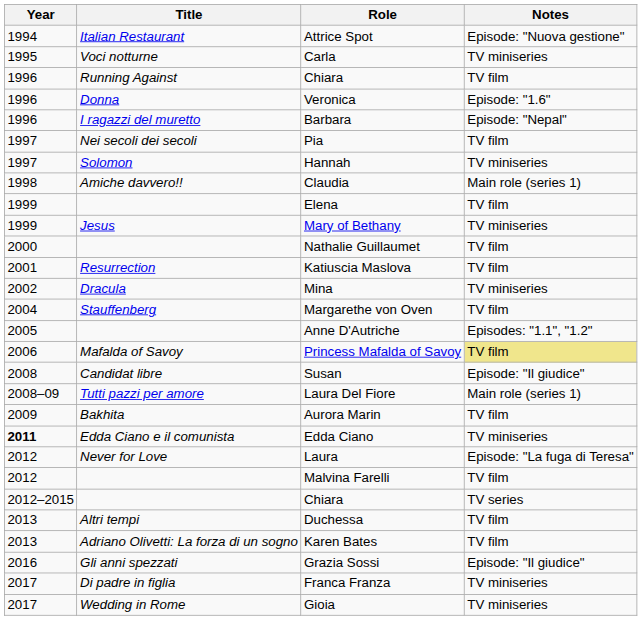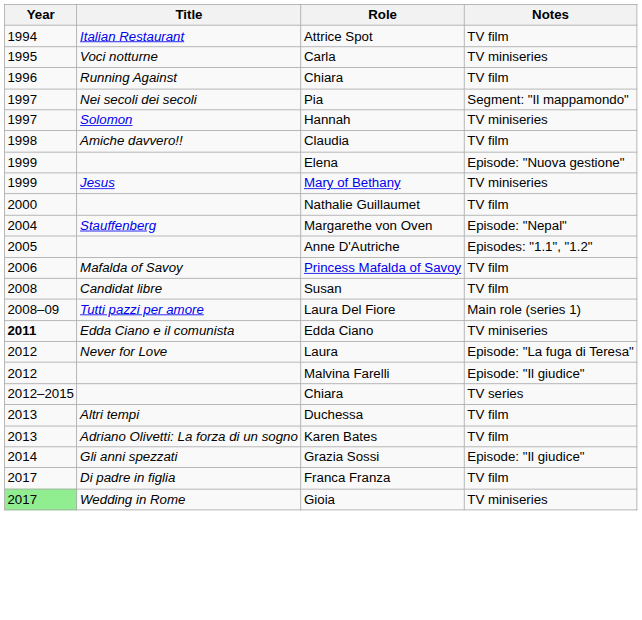(546, 36) Episode: "Nuova gestione" -> (488, 36) TV film
- row: (100, 99)
- row: (140, 120)
(488, 141) TV film -> (548, 99) Segment: "Il mappamondo"
(524, 183) Main role (series 1) -> (488, 141) TV film
(488, 204) TV film -> (546, 162) Episode: "Nuova gestione"
- row: (118, 267)
- row: (103, 288)
(488, 309) TV film -> (517, 225) Episode: "Nepal"
(488, 352) khaki background -> (488, 267) no background
(526, 373) Episode: "Il giudice" -> (488, 288) TV film
- row: (102, 415)
(488, 478) TV film -> (526, 373) Episode: "Il giudice"
(22, 562) 2016 -> (22, 457) 2014
(508, 583) TV miniseries -> (488, 478) TV film
(22, 604) no background -> (22, 499) lightgreen background
